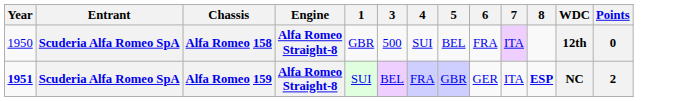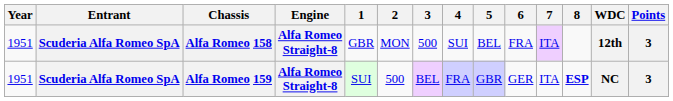+ column: (395, 14)
(20, 42) 1950 -> (20, 42) 1951
(613, 42) 0 -> (648, 42) 3
(20, 78) bold -> (20, 78) normal
(613, 78) 2 -> (648, 78) 3
